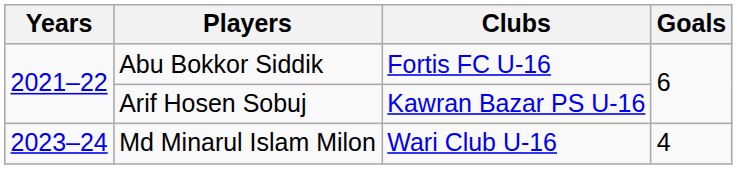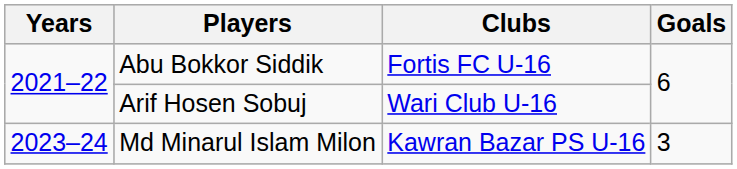(516, 103) Kawran Bazar PS U-16 -> (472, 103) Wari Club U-16
(472, 143) Wari Club U-16 -> (516, 143) Kawran Bazar PS U-16
(664, 143) 4 -> (664, 143) 3
